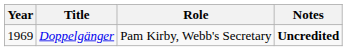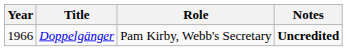(20, 35) 1969 -> (20, 35) 1966
